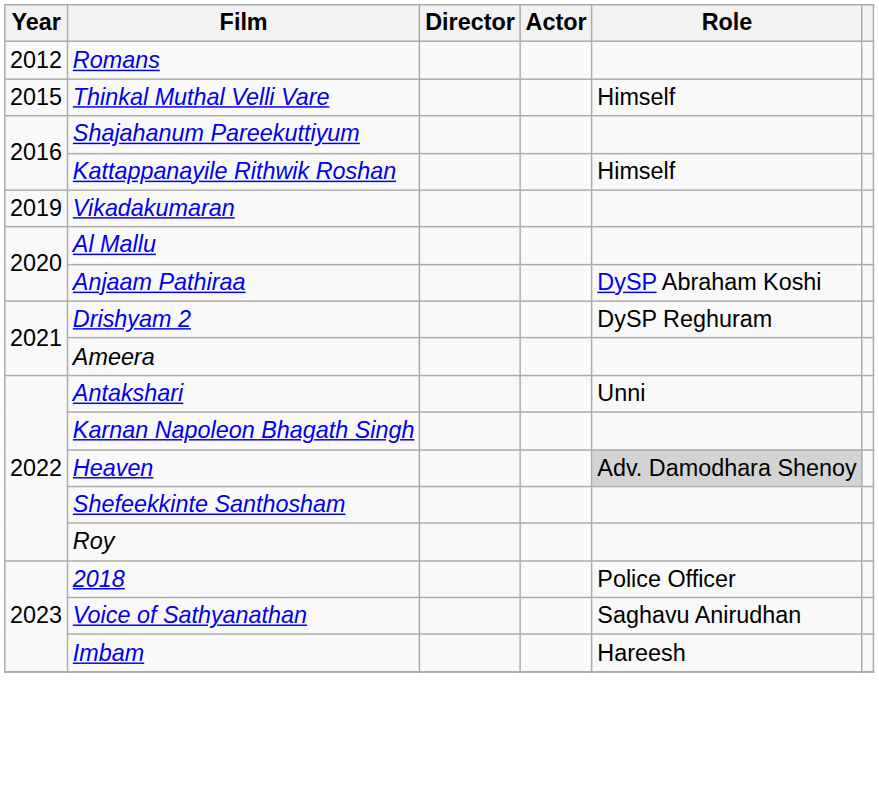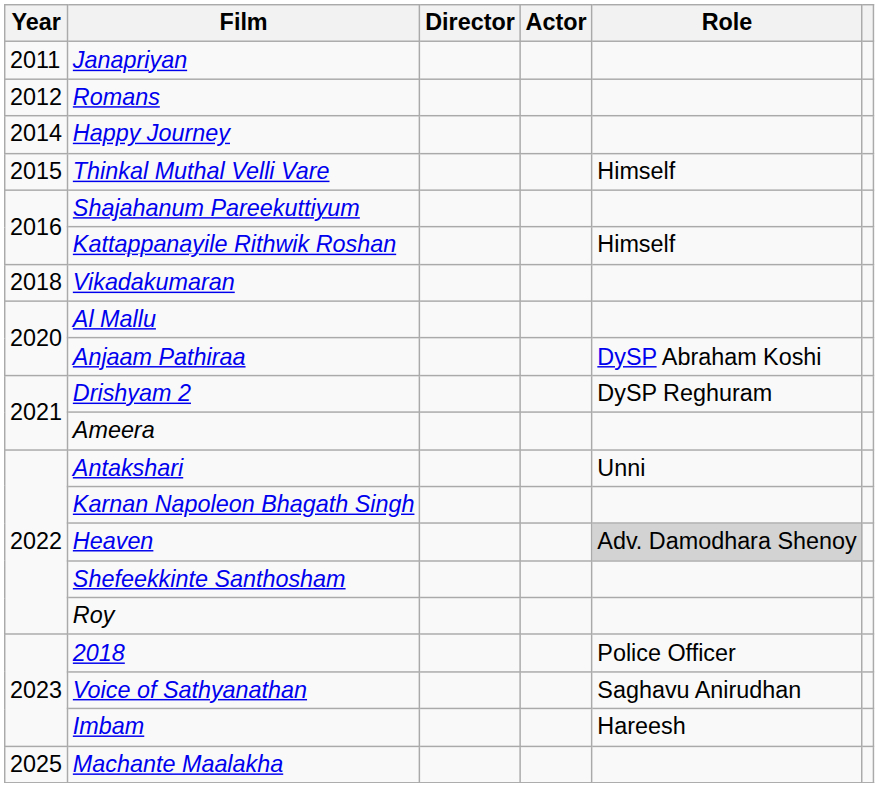+ row: (130, 60)
+ row: (151, 134)
(36, 208) 2019 -> (36, 282) 2018
+ row: (178, 763)
